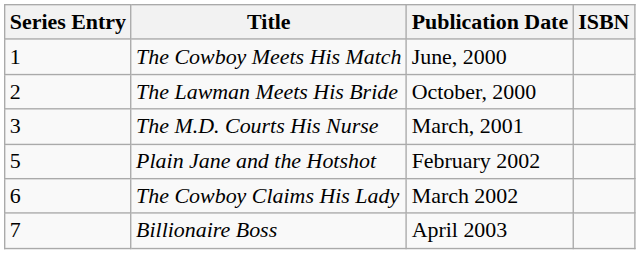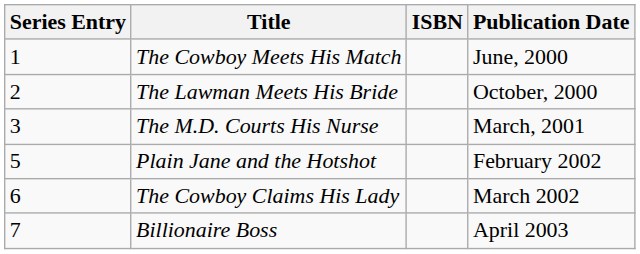columns swapped: (490, 21) <-> (604, 21)
